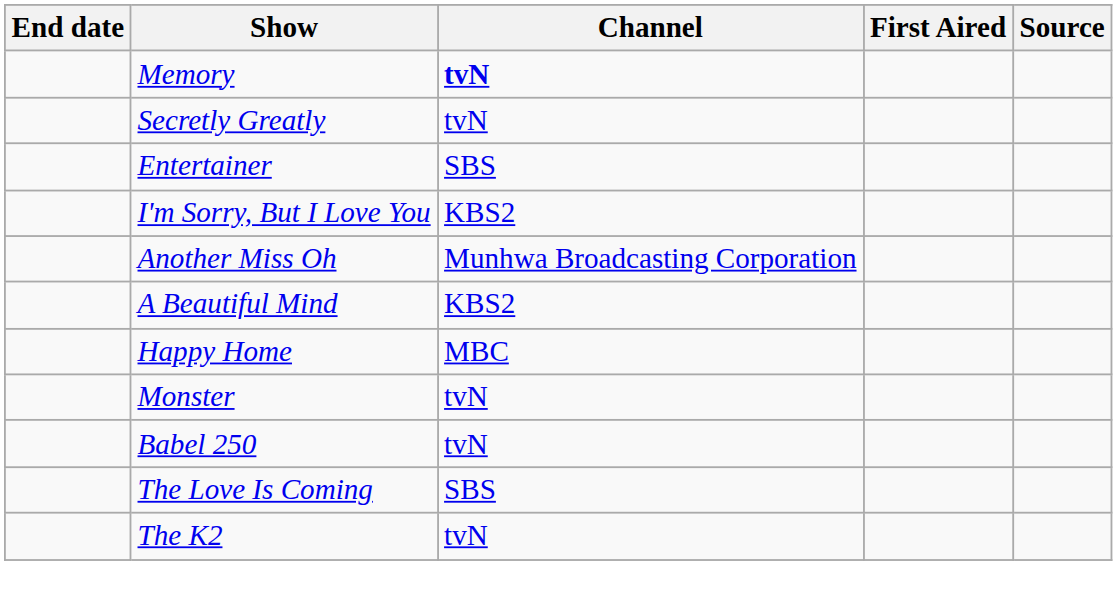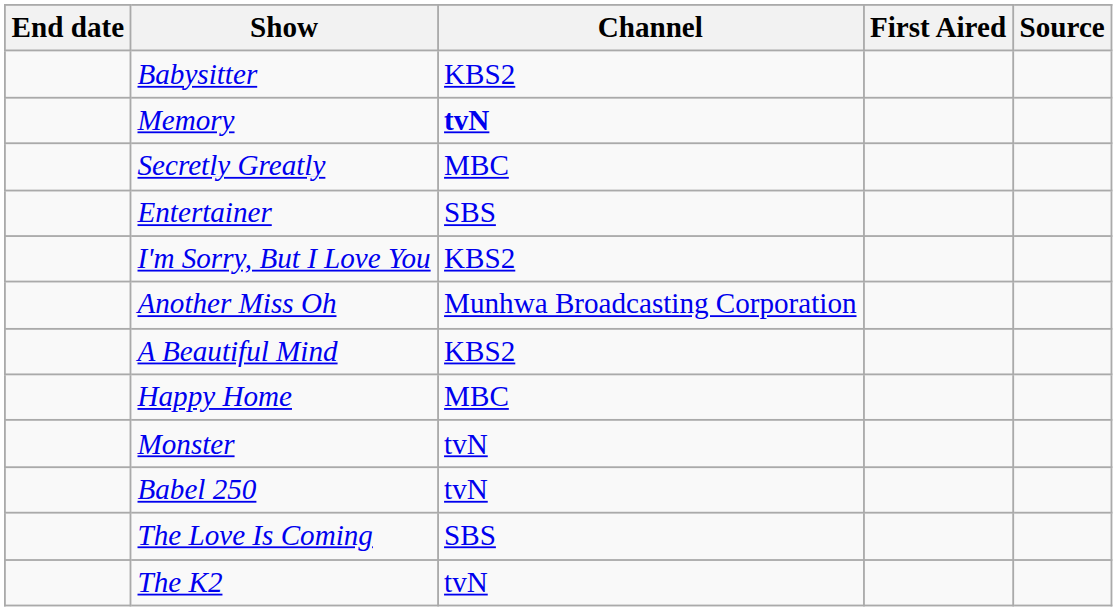+ row: (197, 73)
(466, 119) tvN -> (476, 166) MBC
